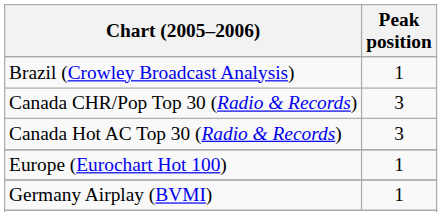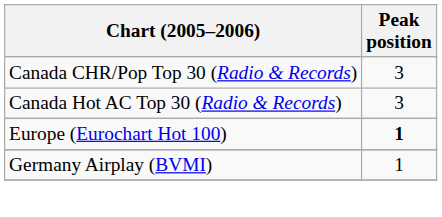- row: (152, 72)
(399, 164) normal -> (399, 133) bold
